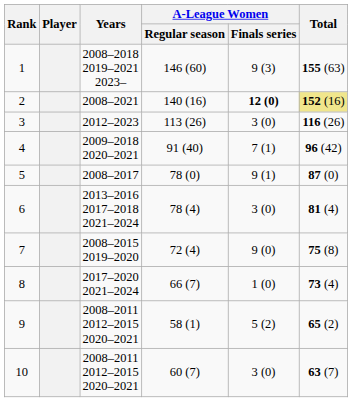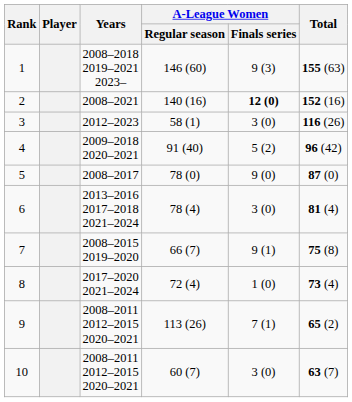(323, 101) khaki background -> (323, 101) no background
(185, 121) 113 (26) -> (185, 121) 58 (1)
(264, 148) 7 (1) -> (264, 148) 5 (2)
(264, 175) 9 (1) -> (264, 175) 9 (0)
(185, 249) 72 (4) -> (185, 249) 66 (7)
(264, 249) 9 (0) -> (264, 249) 9 (1)
(185, 283) 66 (7) -> (185, 283) 72 (4)
(185, 324) 58 (1) -> (185, 324) 113 (26)
(264, 324) 5 (2) -> (264, 324) 7 (1)
